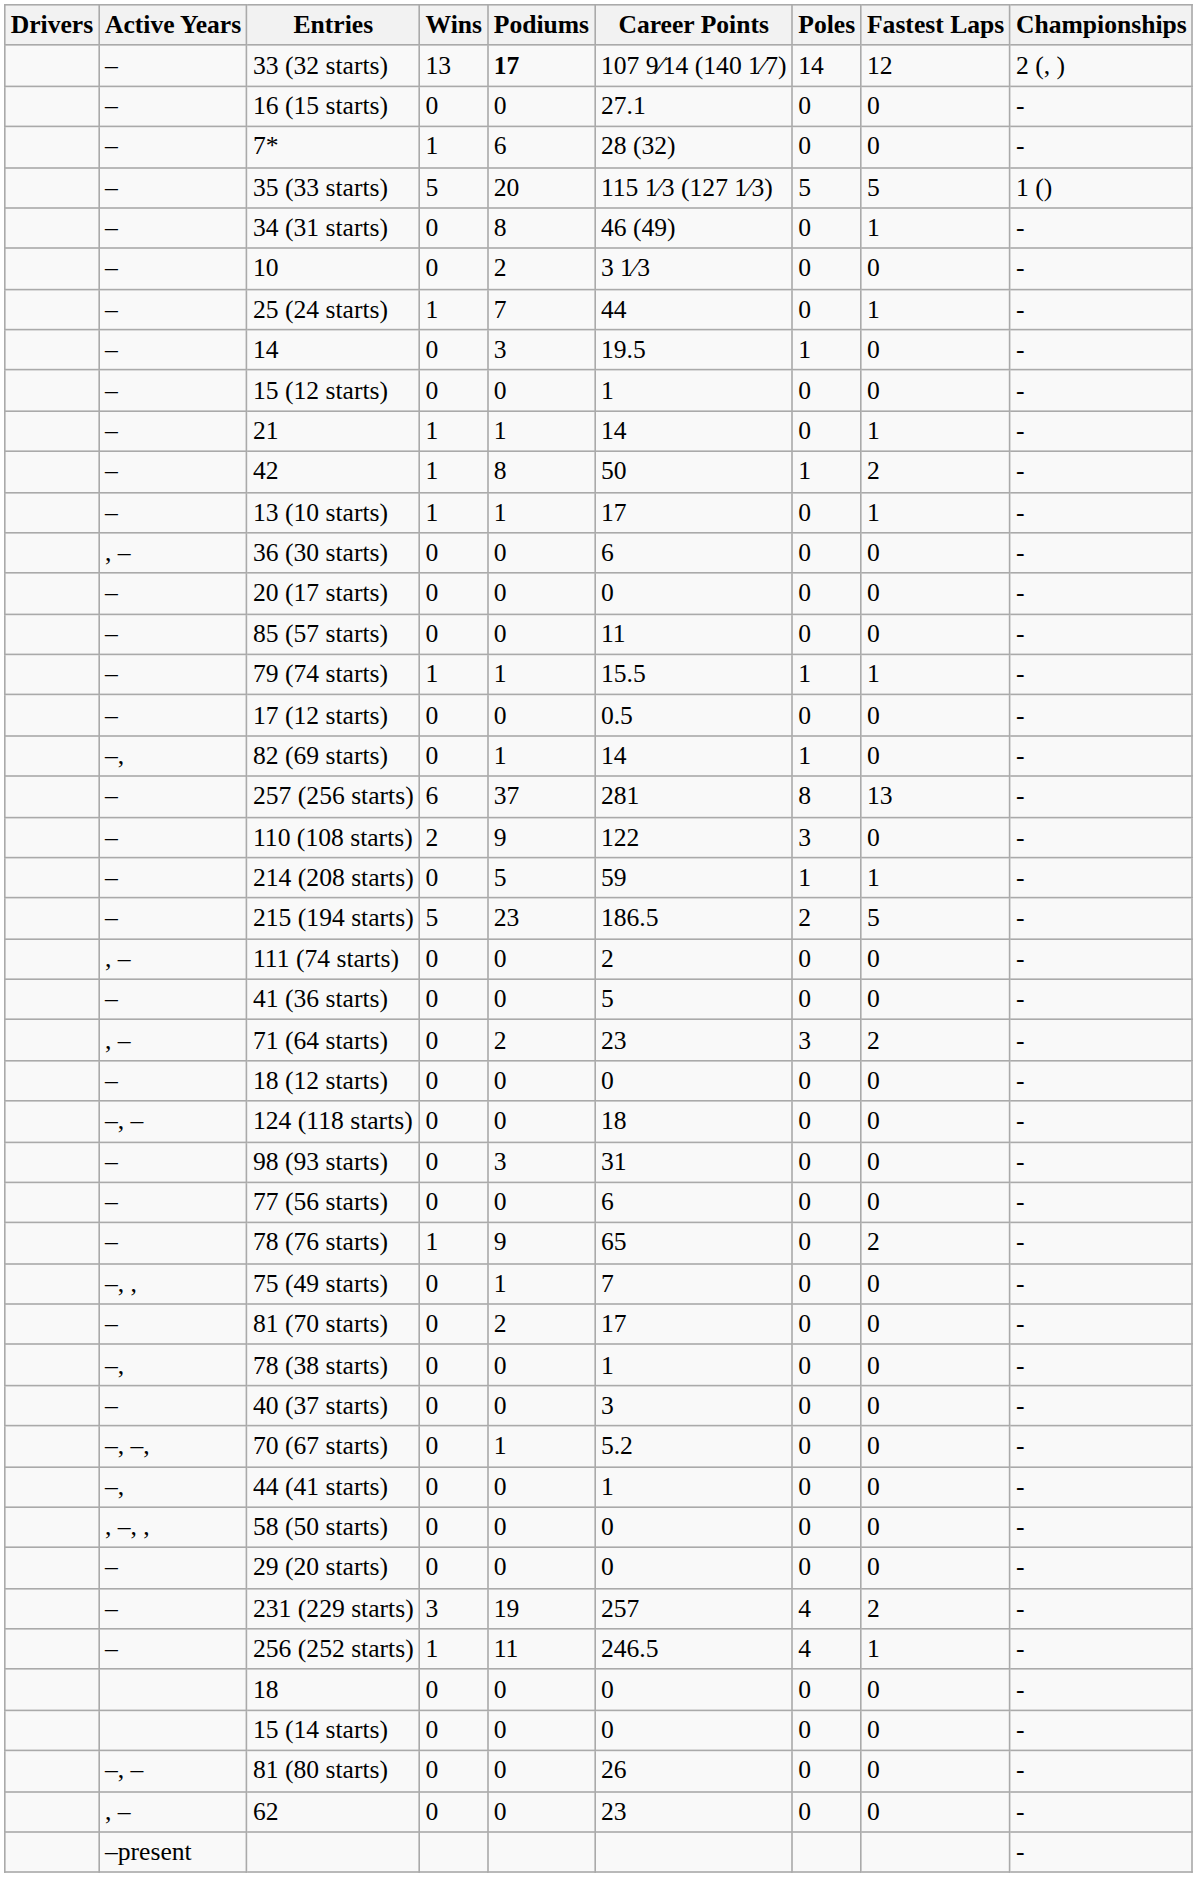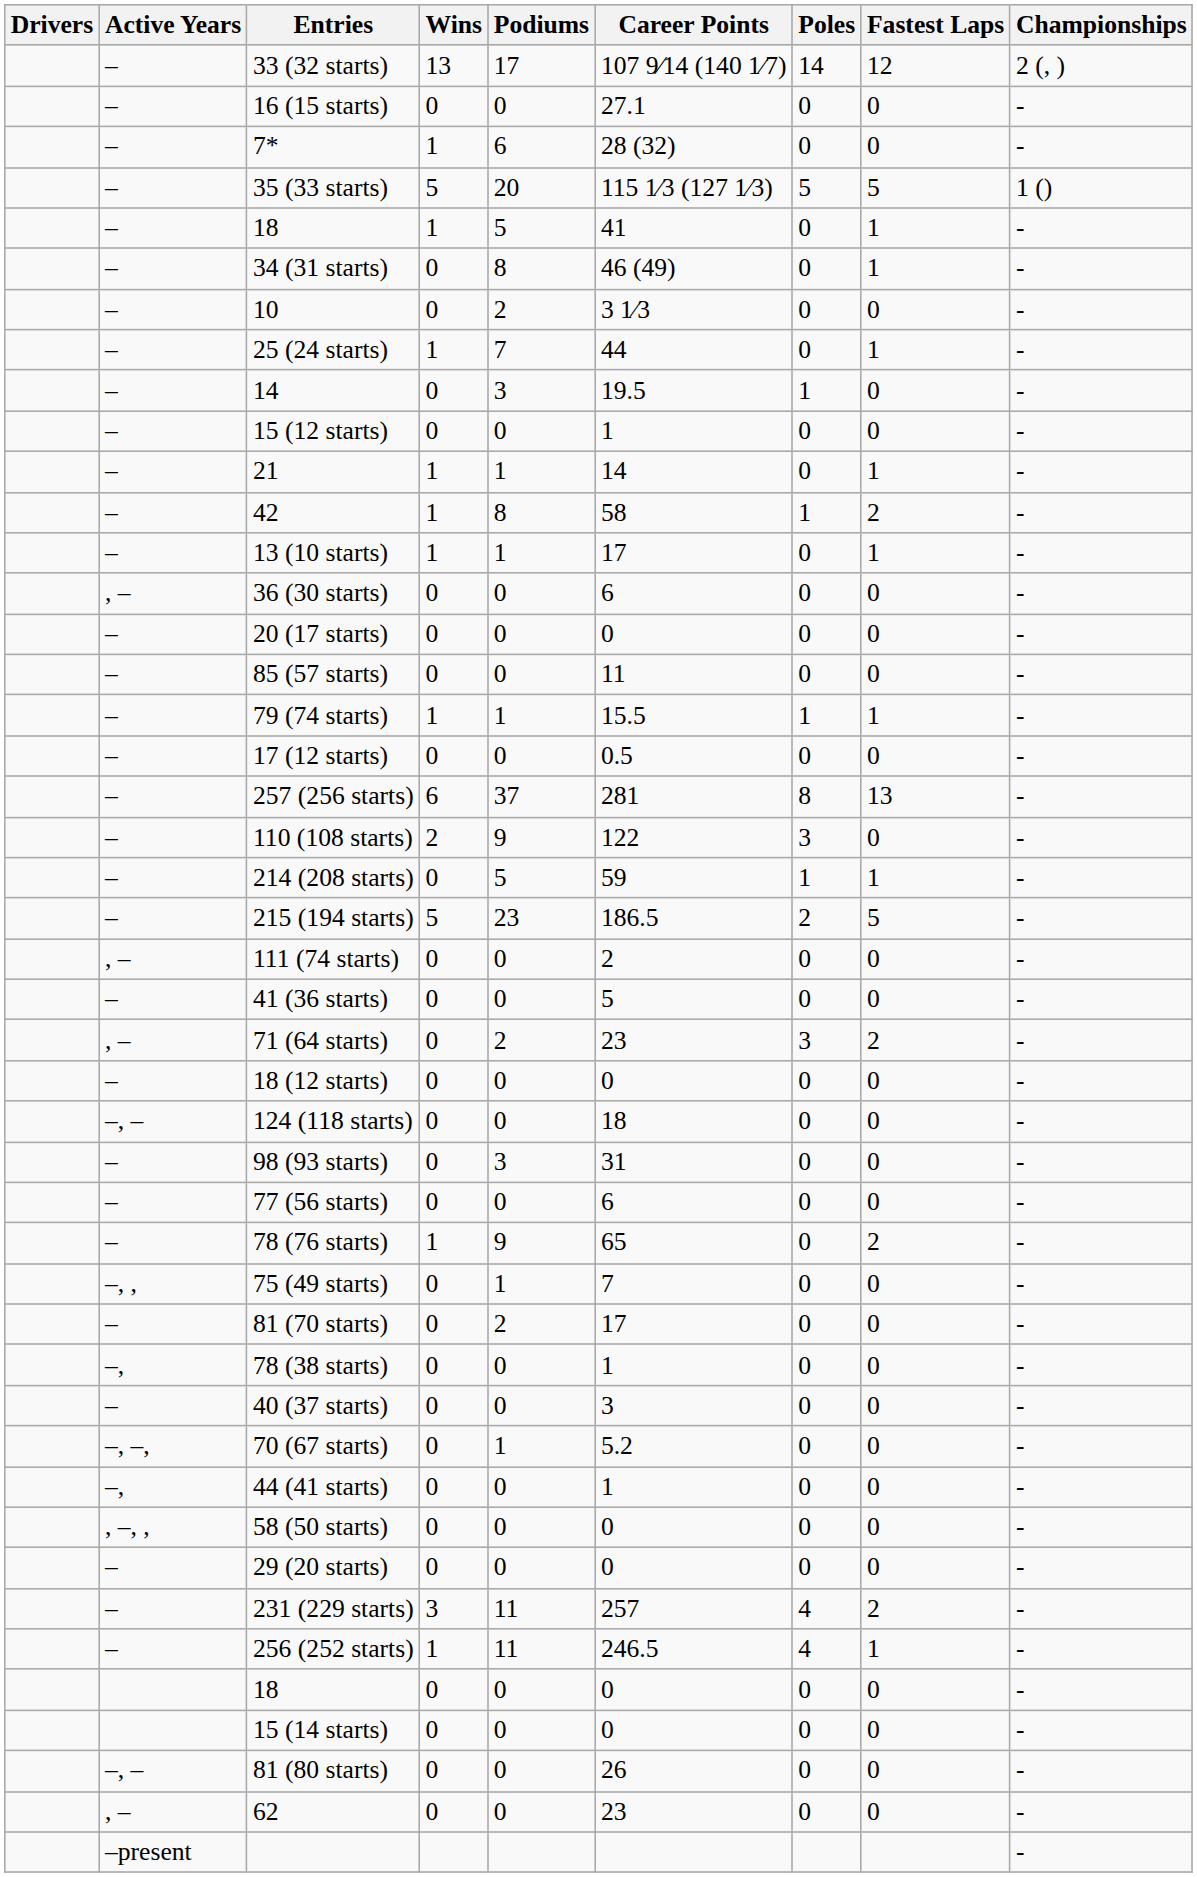(507, 65) bold -> (507, 65) normal
+ row: (111, 227)
(614, 471) 50 -> (614, 512) 58
- row: (115, 755)
(507, 1608) 19 -> (506, 1608) 11
